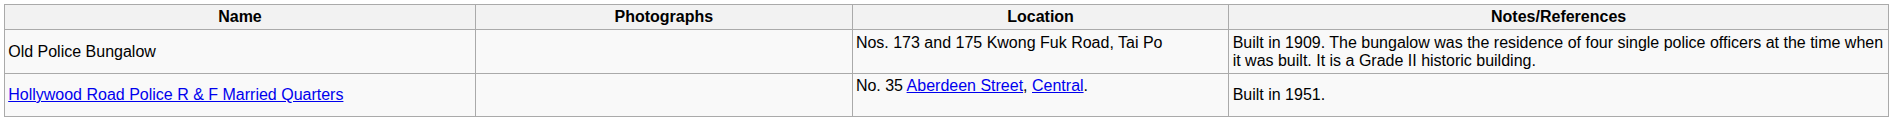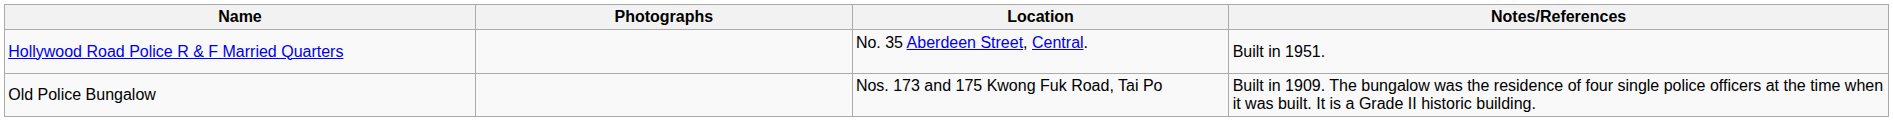rows swapped: (82, 51) <-> (176, 94)
